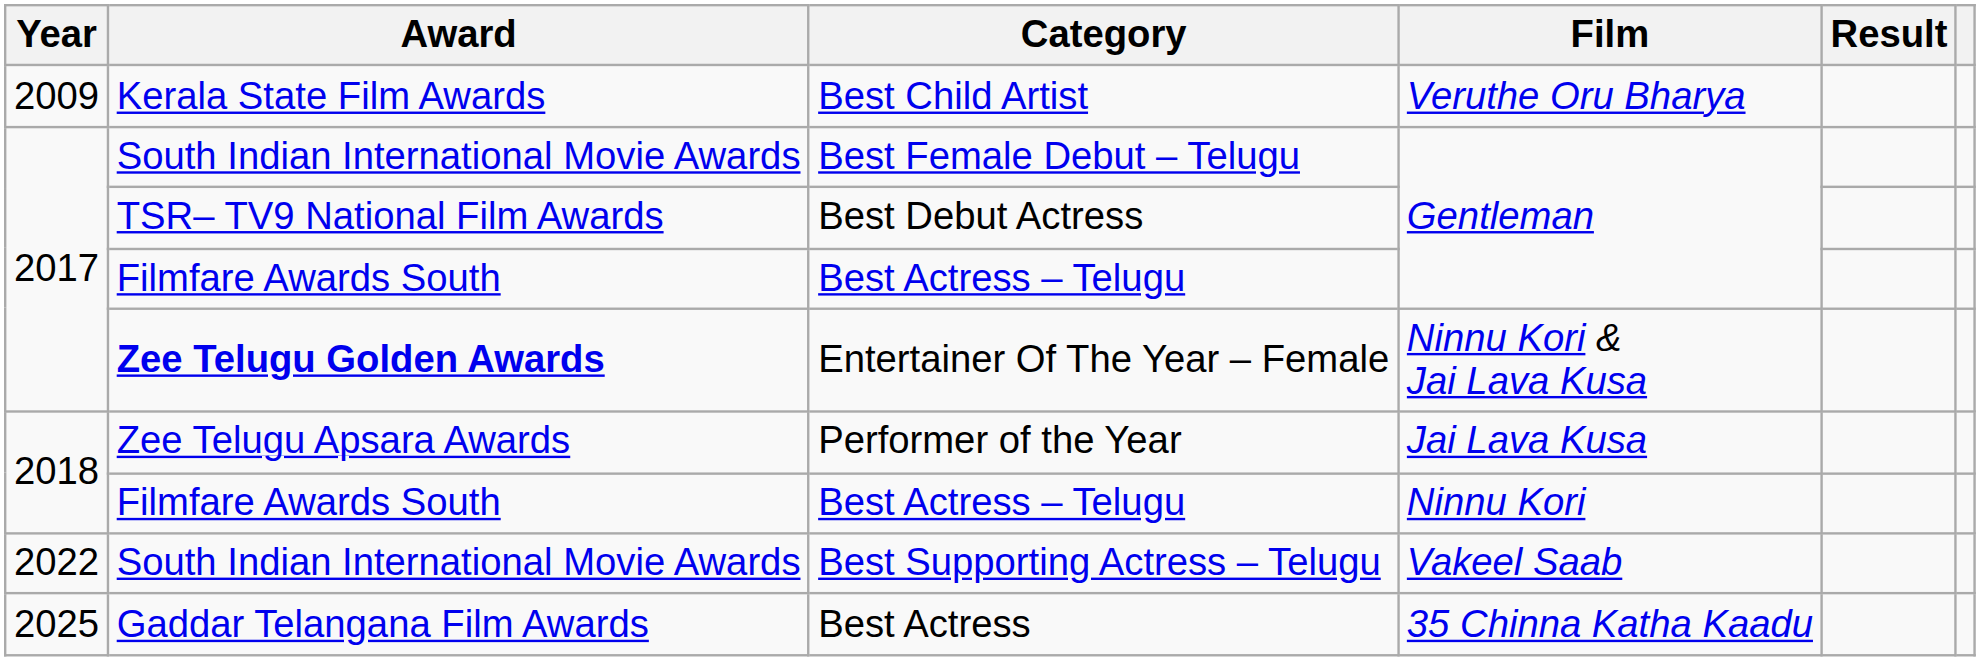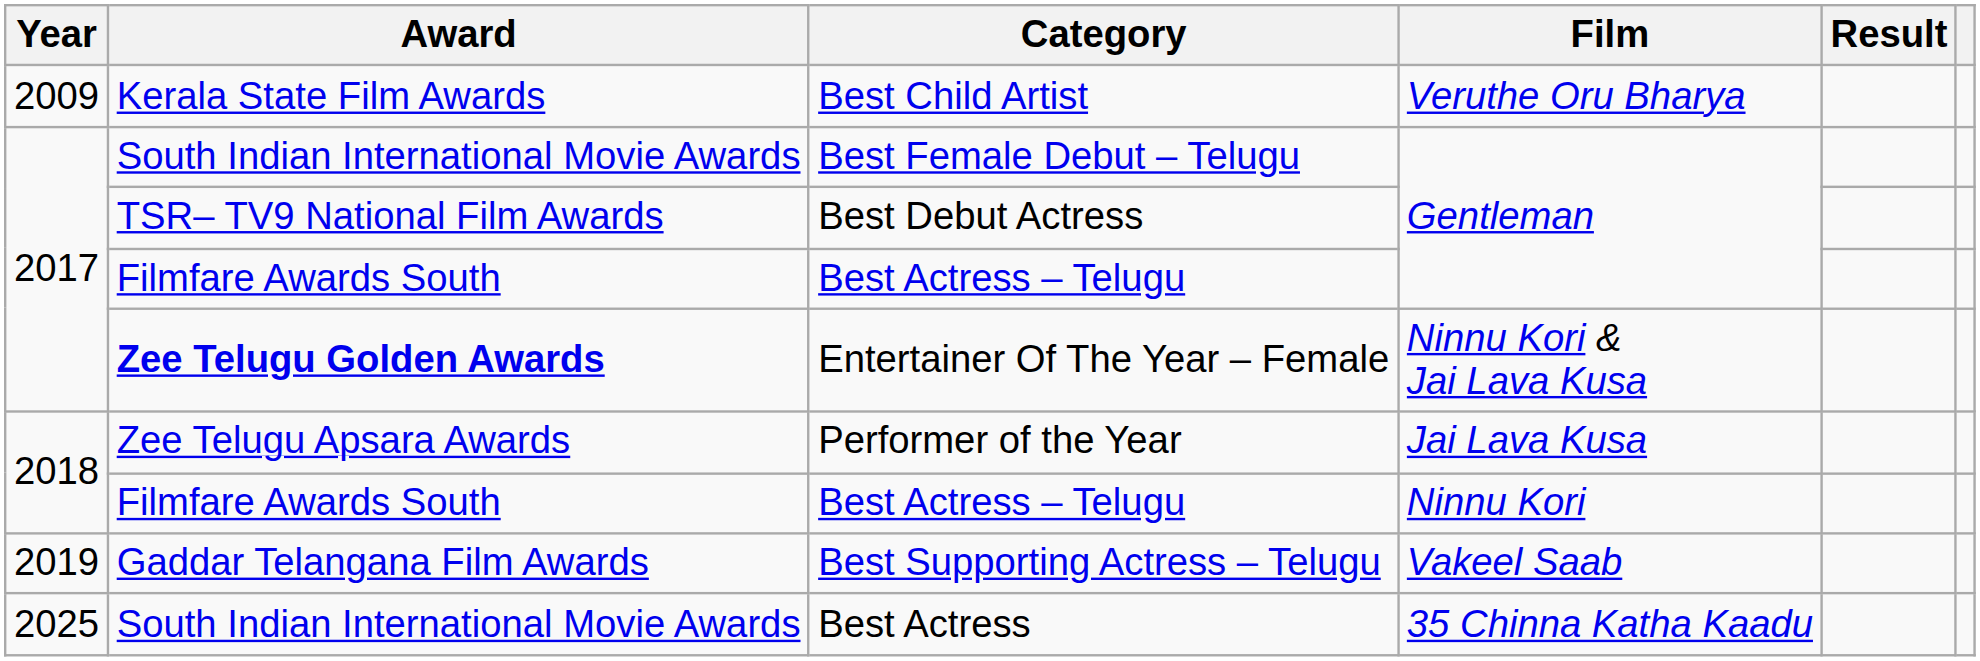(57, 563) 2022 -> (57, 563) 2019
(459, 563) South Indian International Movie Awards -> (383, 563) Gaddar Telangana Film Awards
(383, 623) Gaddar Telangana Film Awards -> (459, 623) South Indian International Movie Awards
